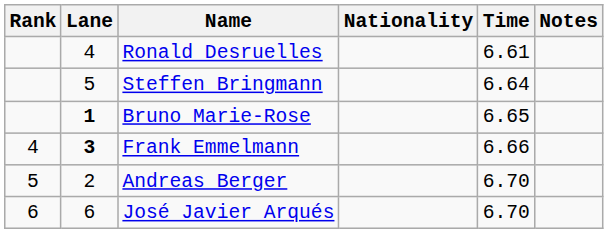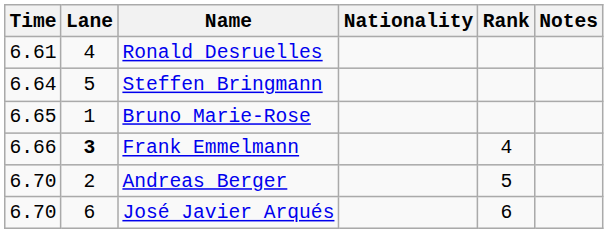columns swapped: (33, 21) <-> (506, 21)
(89, 117) bold -> (89, 117) normal
